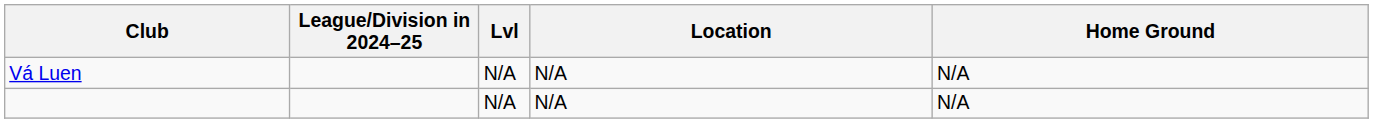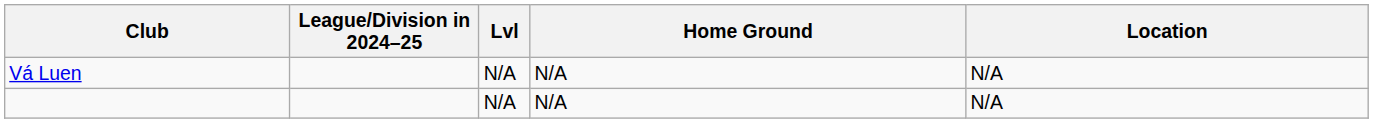columns swapped: (1150, 31) <-> (731, 31)
